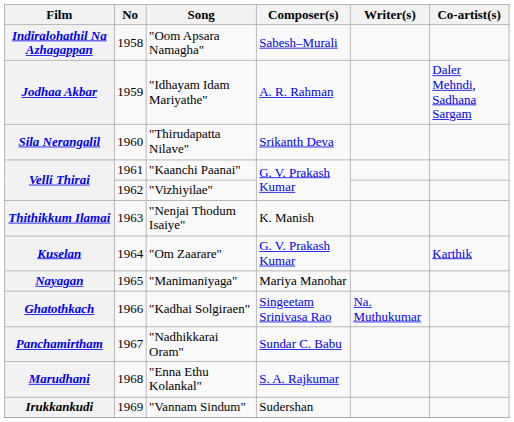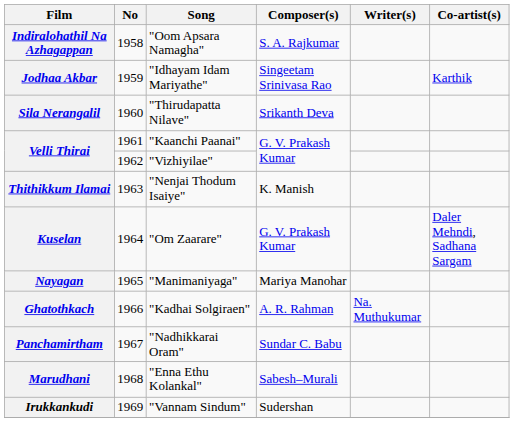(298, 42) Sabesh–Murali -> (299, 42) S. A. Rajkumar
(296, 92) A. R. Rahman -> (295, 77) Singeetam Srinivasa Rao
(454, 92) Daler Mehndi, Sadhana Sargam -> (452, 77) Karthik
(452, 253) Karthik -> (454, 238) Daler Mehndi, Sadhana Sargam
(295, 309) Singeetam Srinivasa Rao -> (296, 309) A. R. Rahman
(299, 379) S. A. Rajkumar -> (298, 379) Sabesh–Murali
